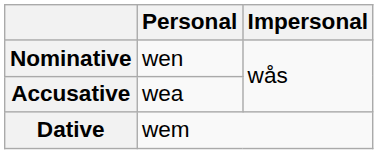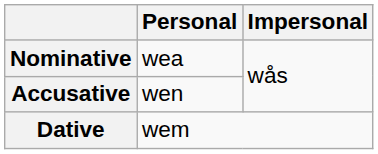(163, 58) wen -> (163, 58) wea
(163, 93) wea -> (163, 93) wen
